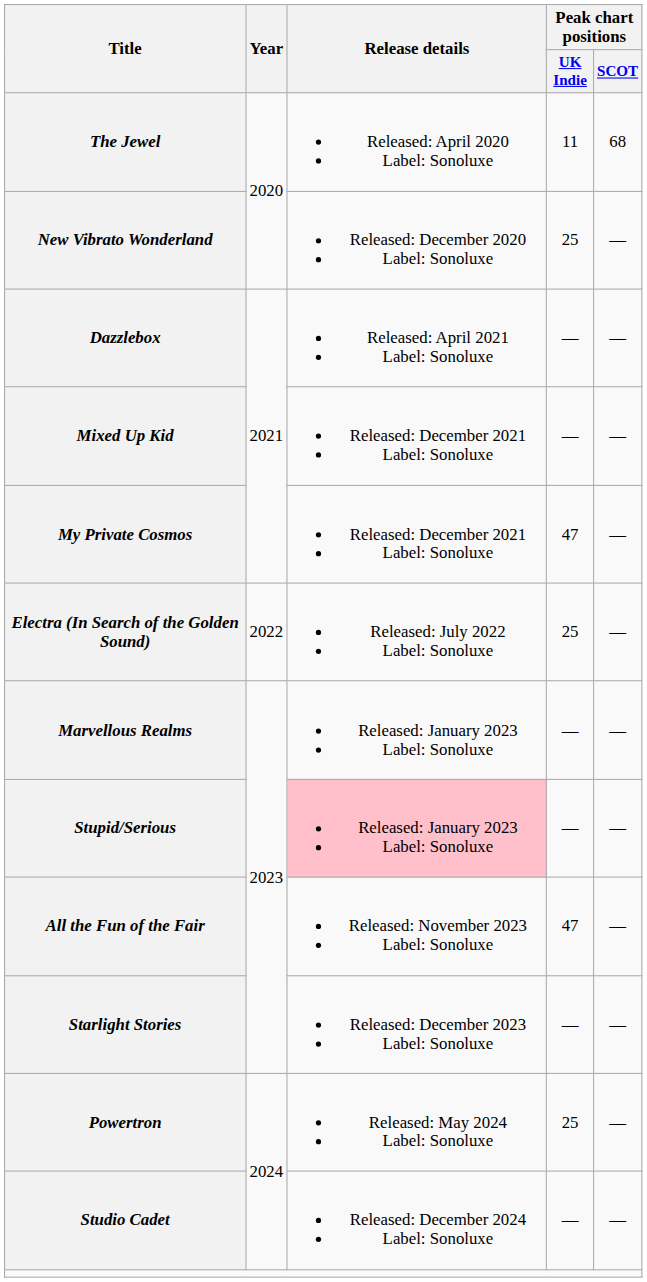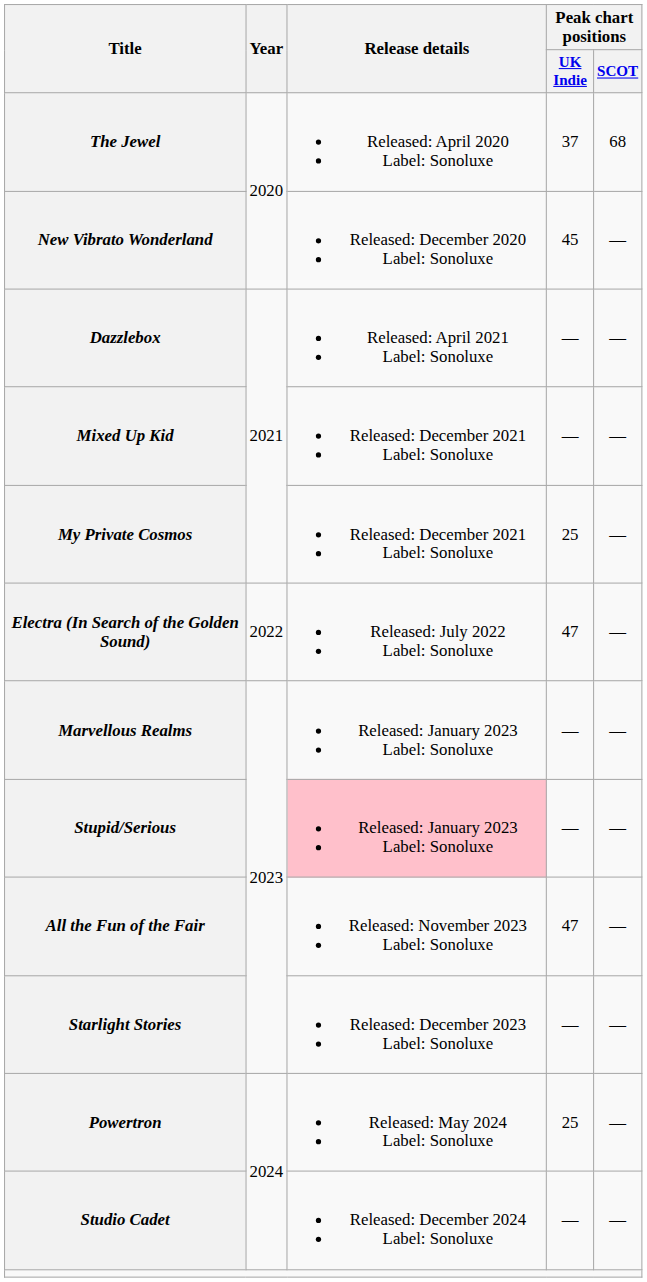(570, 141) 11 -> (570, 141) 37
(570, 239) 25 -> (570, 239) 45
(570, 534) 47 -> (570, 534) 25
(570, 632) 25 -> (570, 632) 47
